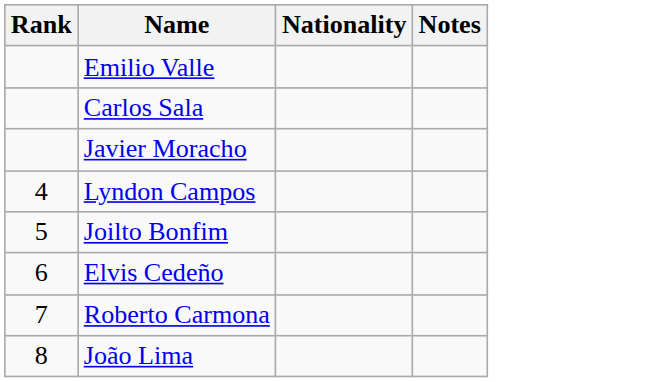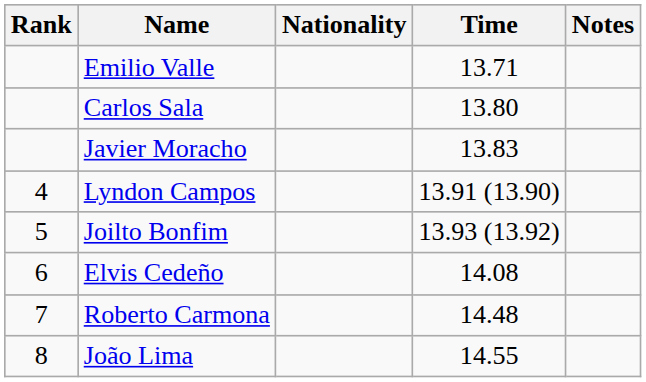+ column: (489, 25)
